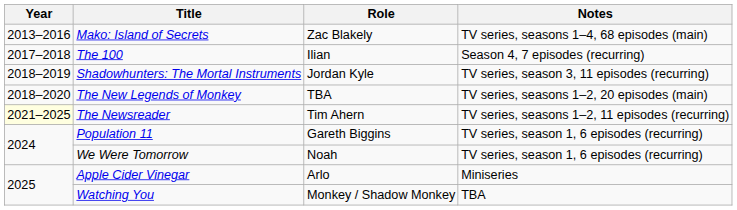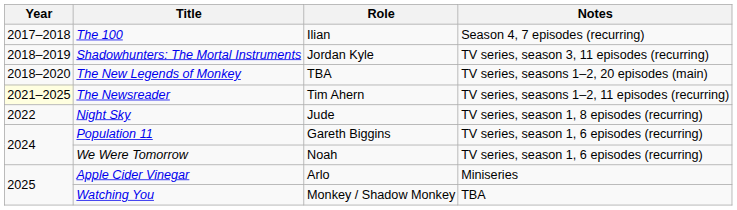- row: (142, 34)
+ row: (103, 114)
